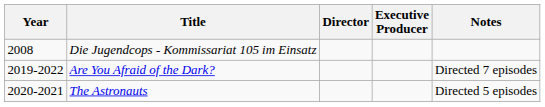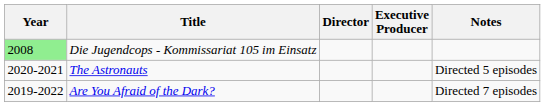(20, 49) no background -> (20, 49) lightgreen background
rows swapped: (109, 91) <-> (142, 70)
